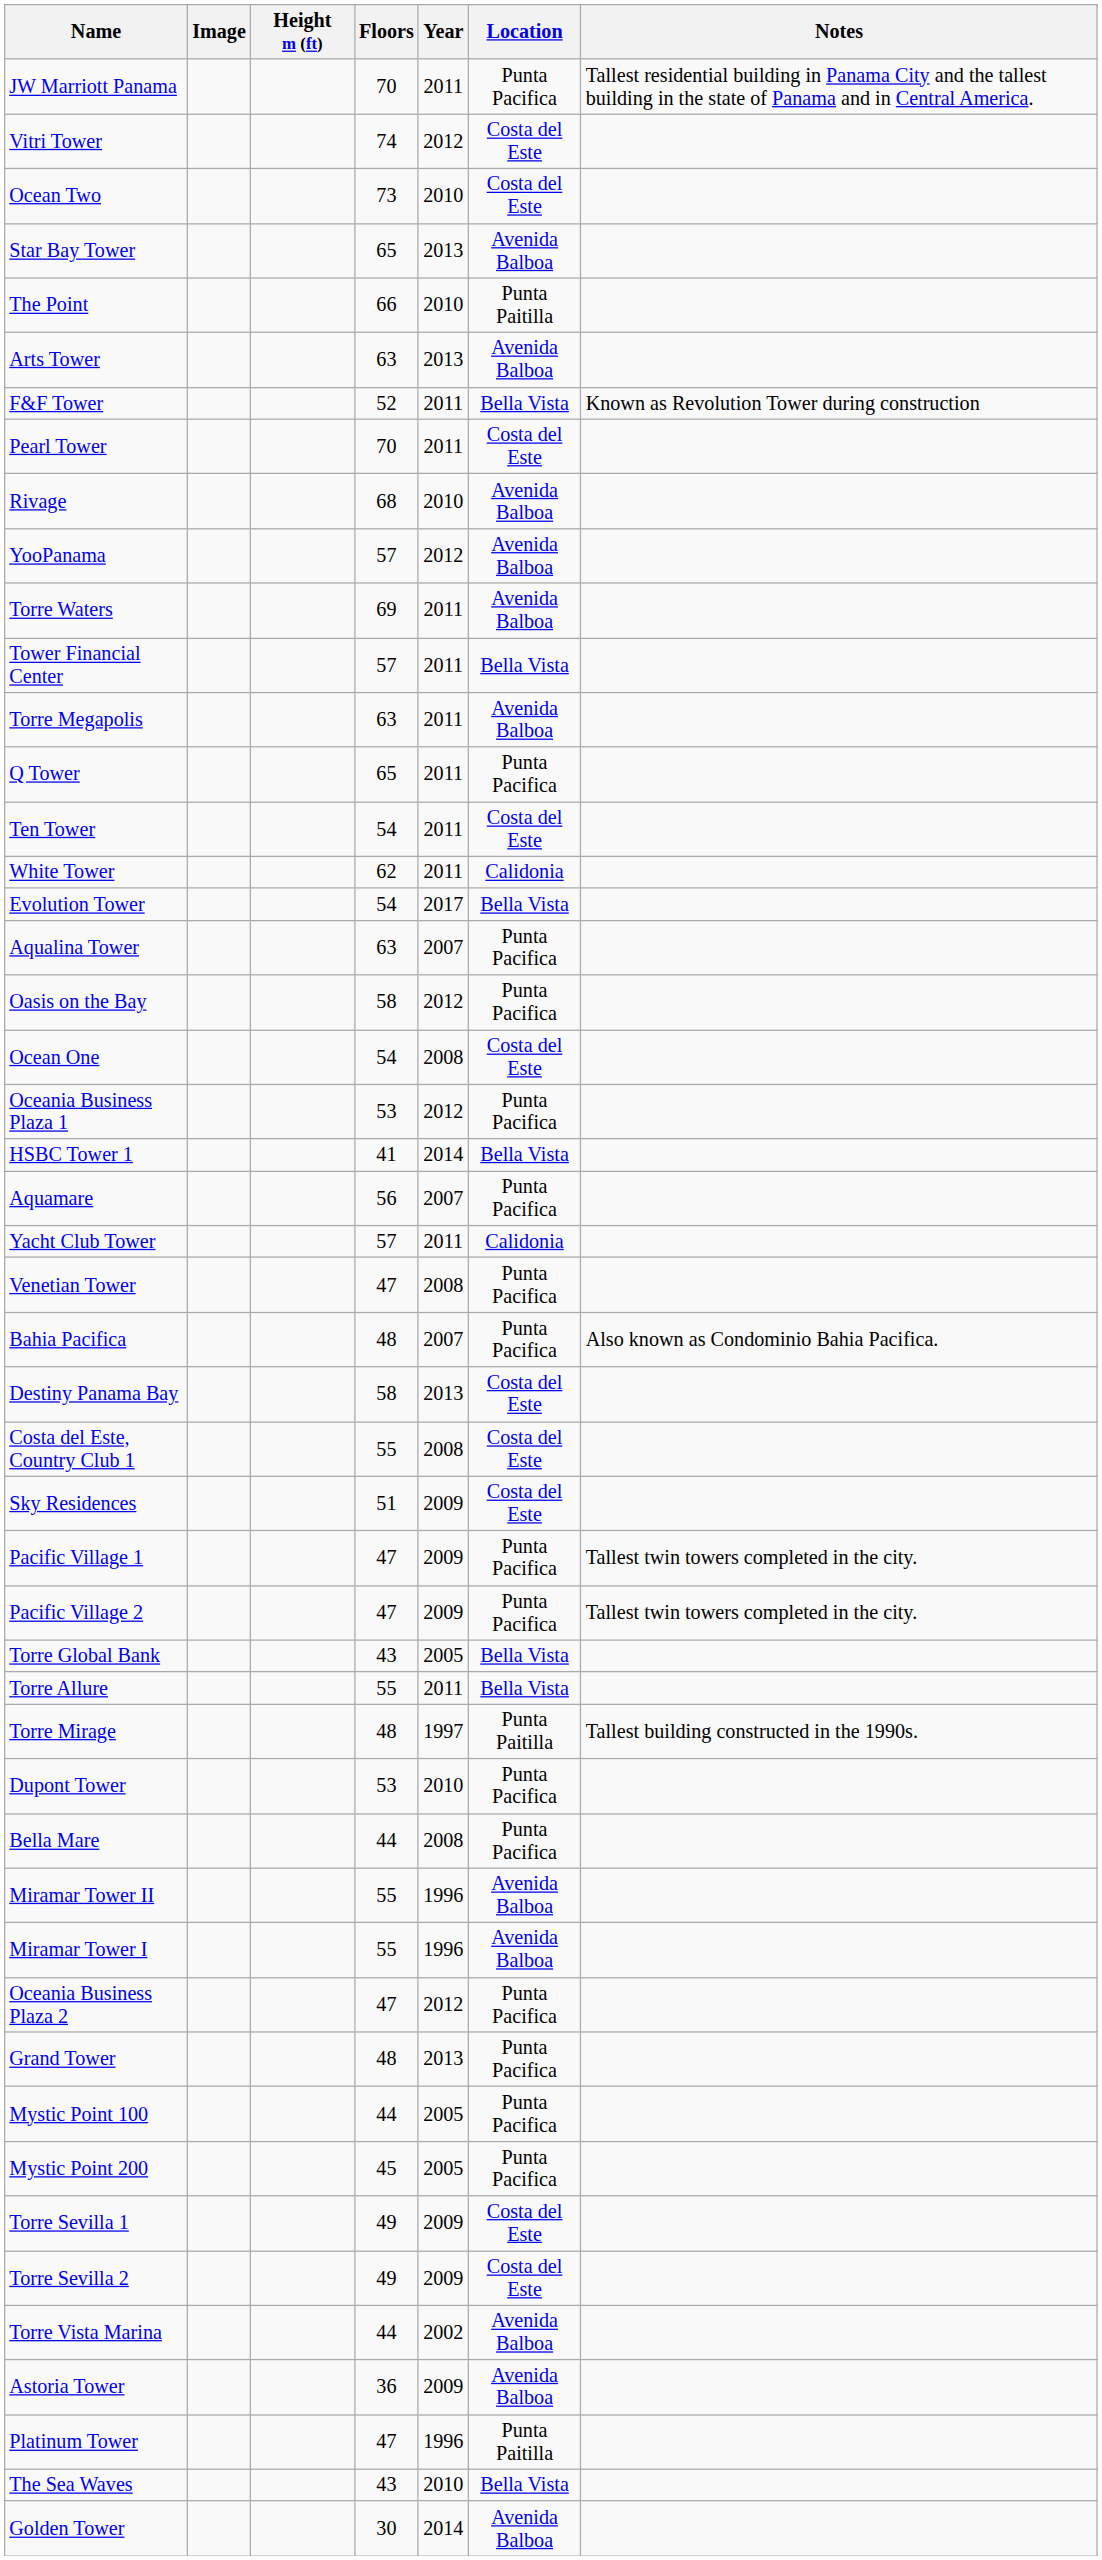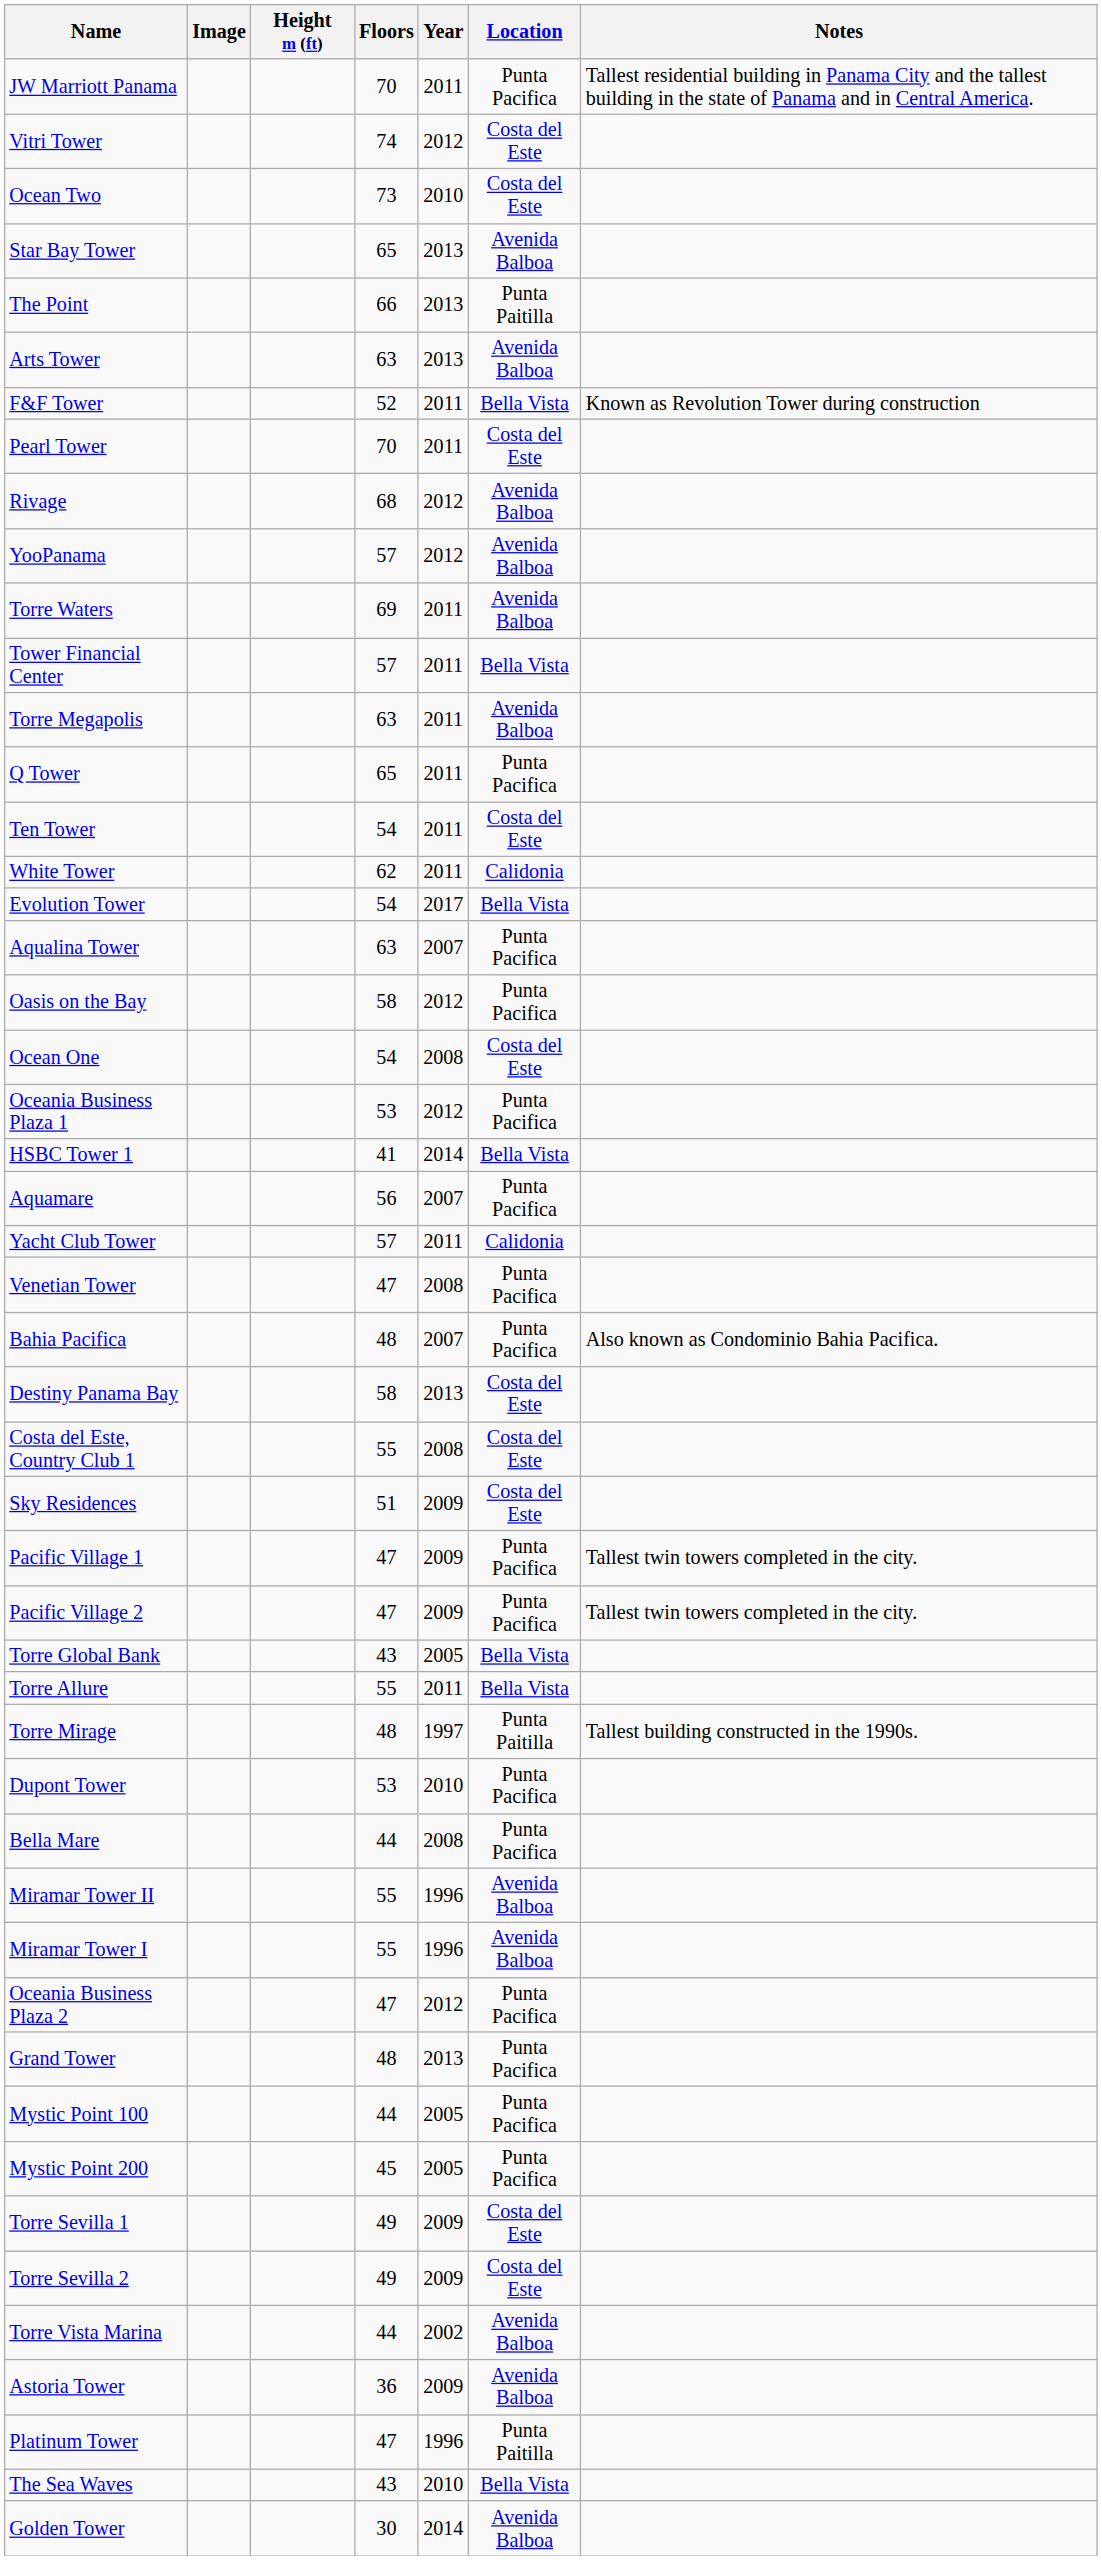(443, 305) 2010 -> (443, 305) 2013
(443, 501) 2010 -> (443, 501) 2012
